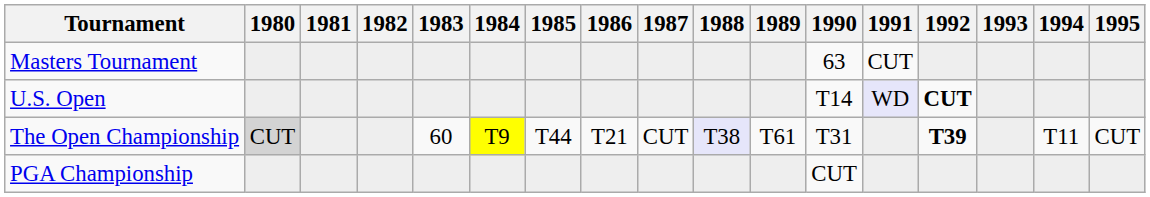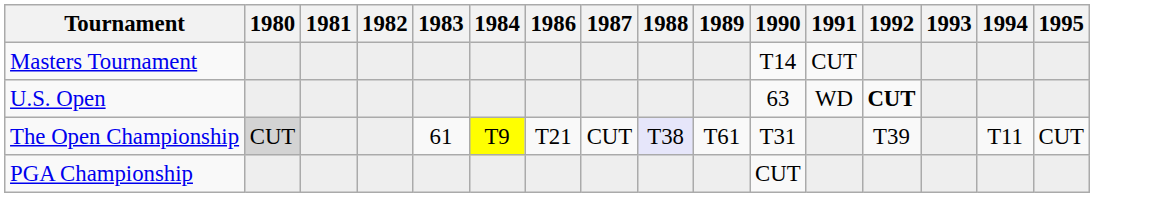- column: (553, 23)
(834, 61) 63 -> (778, 61) T14
(834, 98) T14 -> (778, 98) 63
(890, 98) lavender background -> (834, 98) no background
(441, 136) 60 -> (441, 136) 61
(948, 136) bold -> (891, 136) normal
